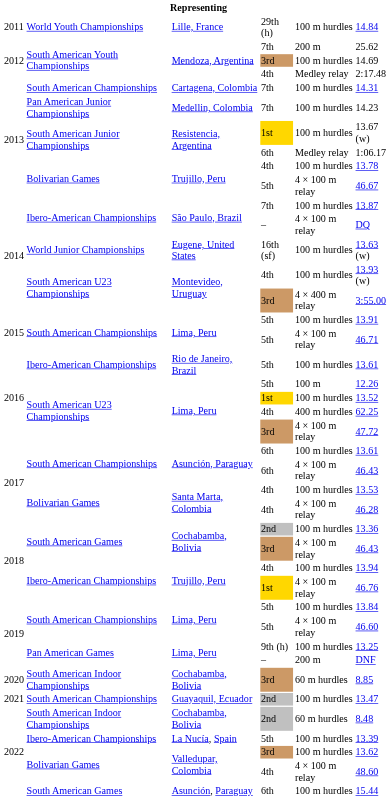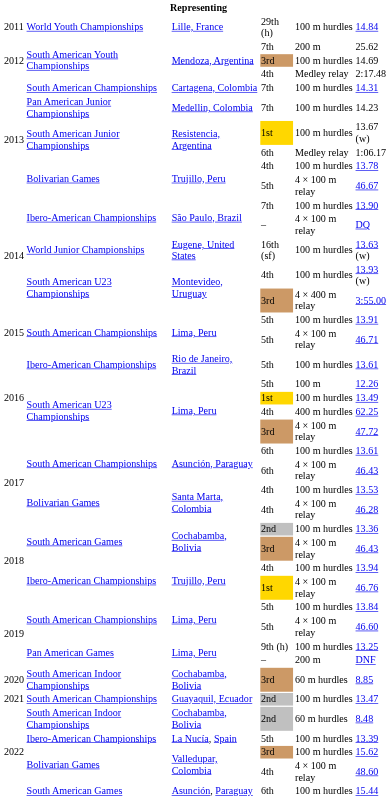(367, 205) 13.87 -> (367, 205) 13.90
(367, 398) 13.52 -> (367, 398) 13.49
(367, 752) 13.62 -> (367, 752) 15.62
